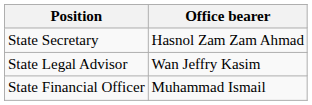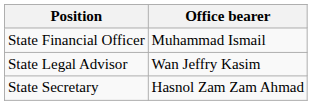rows swapped: (53, 40) <-> (76, 87)
